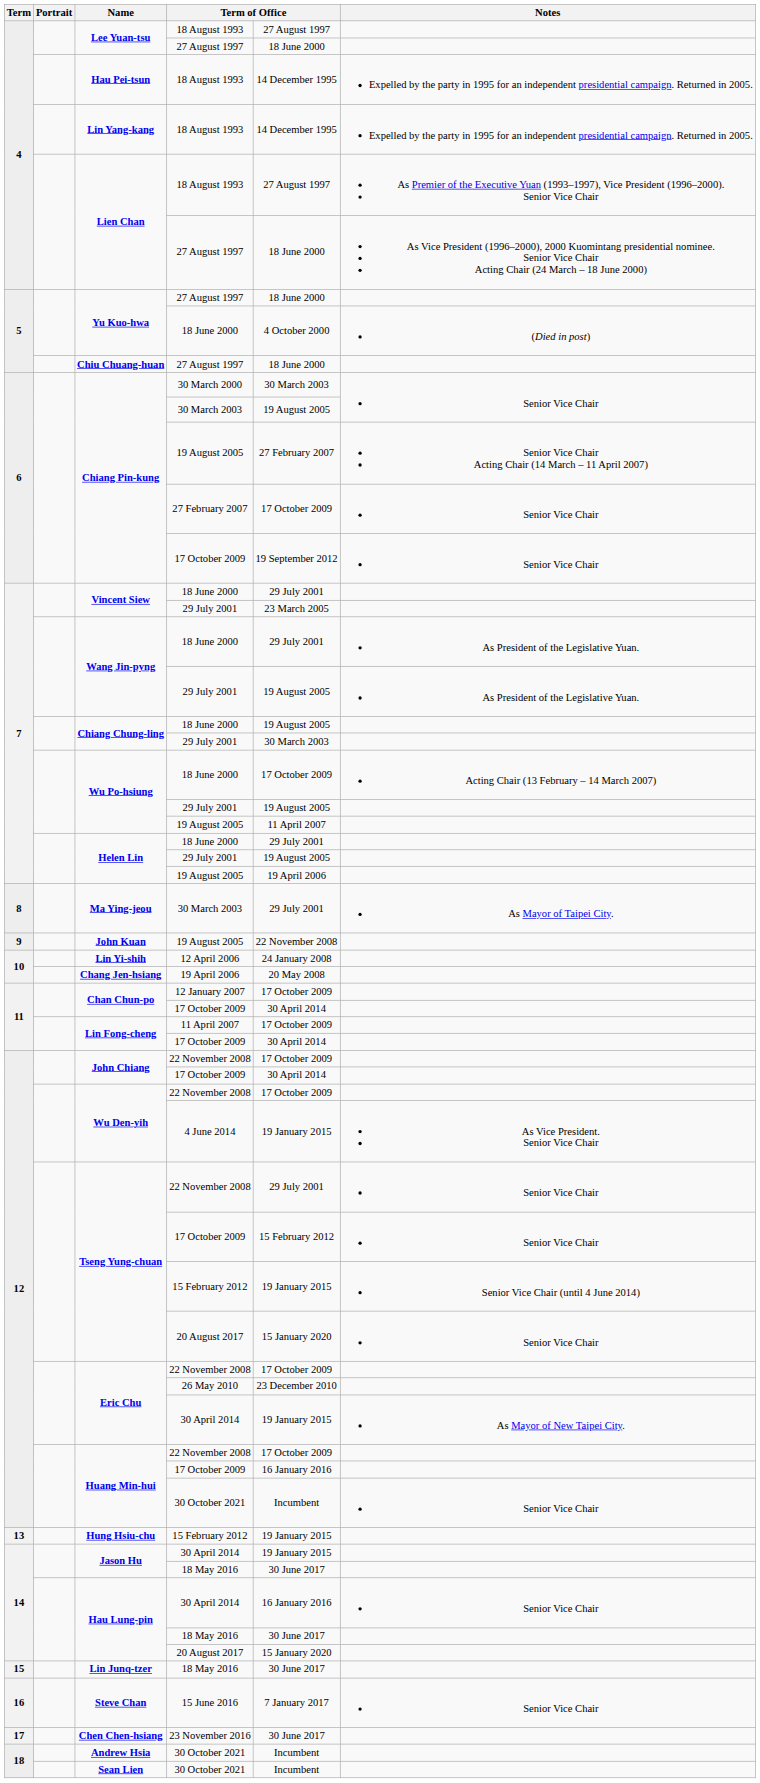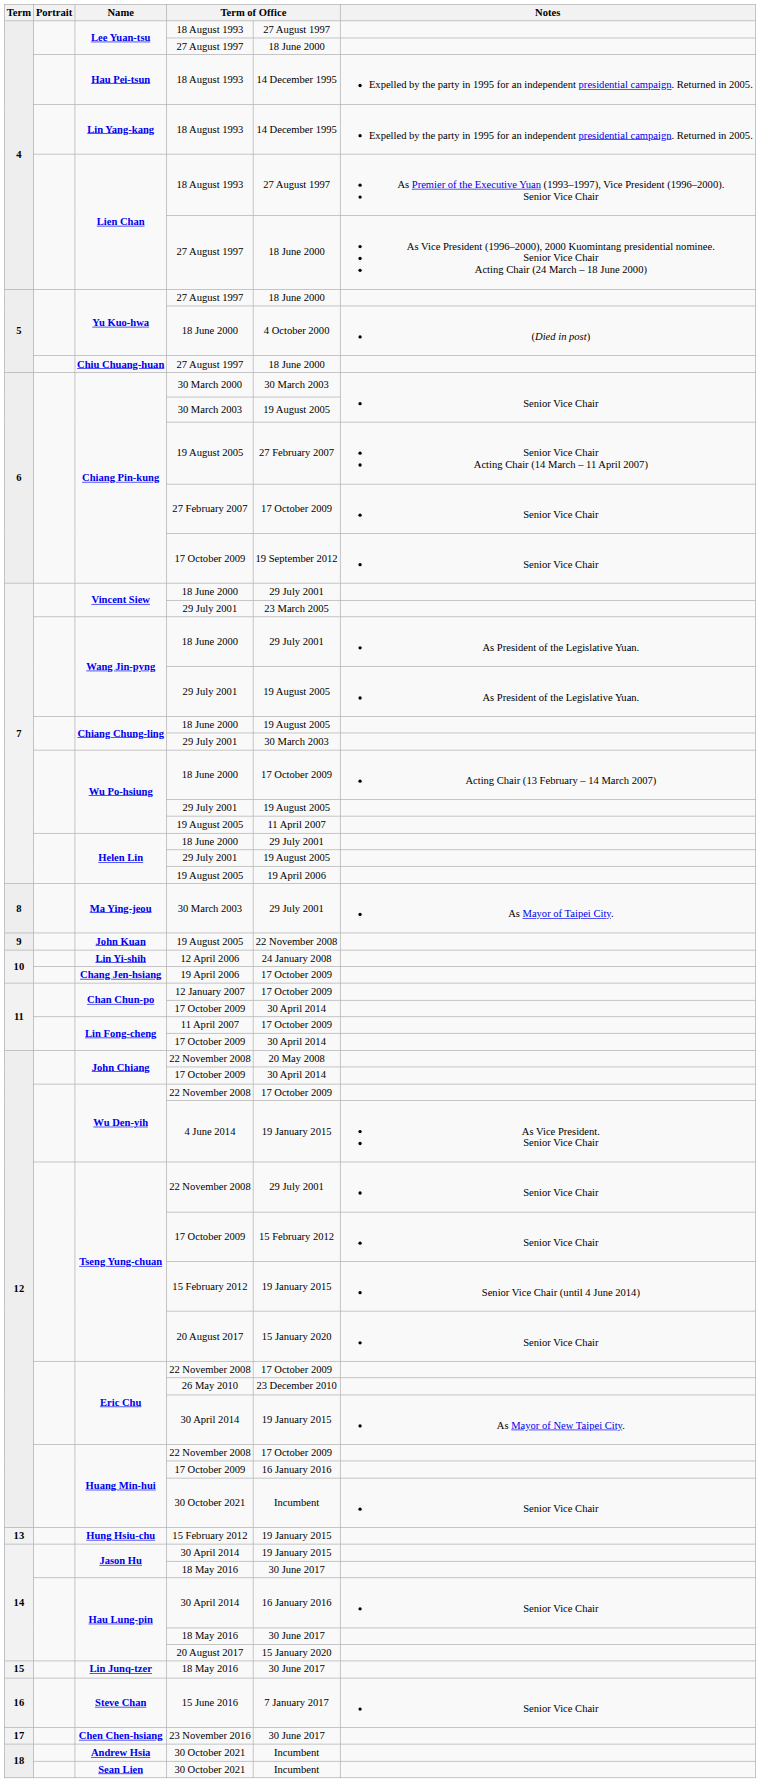(297, 975) 20 May 2008 -> (297, 975) 17 October 2009
(297, 1058) 17 October 2009 -> (297, 1058) 20 May 2008
